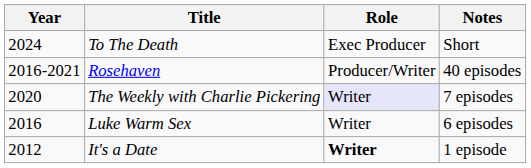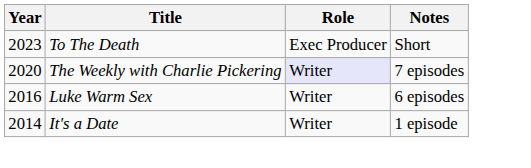(25, 44) 2024 -> (25, 44) 2023
- row: (124, 70)
(25, 149) 2012 -> (25, 123) 2014
(352, 149) bold -> (311, 123) normal
